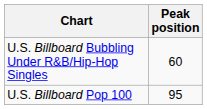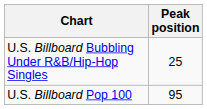(175, 61) 60 -> (175, 61) 25
